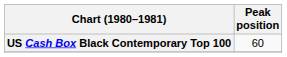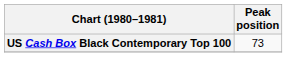(258, 43) 60 -> (258, 43) 73
